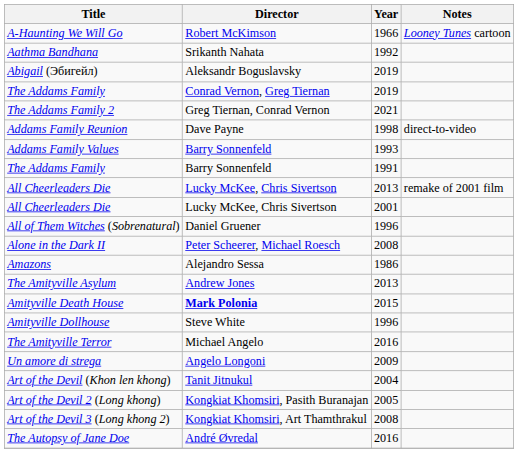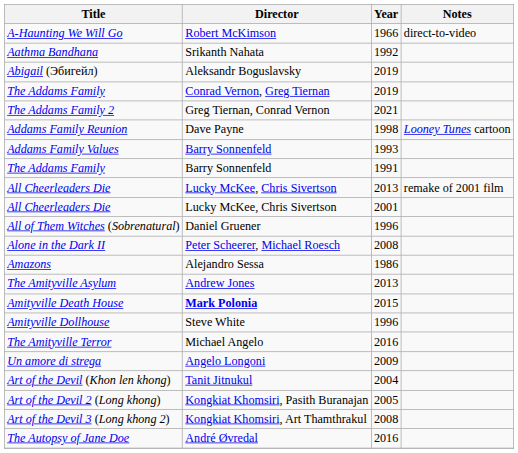(457, 33) Looney Tunes cartoon -> (440, 33) direct-to-video
(440, 129) direct-to-video -> (457, 129) Looney Tunes cartoon
